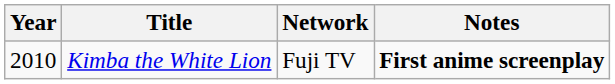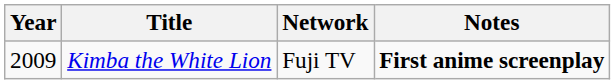(33, 59) 2010 -> (33, 59) 2009
